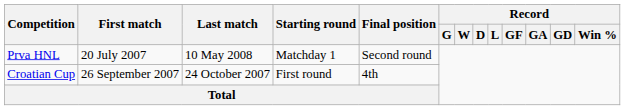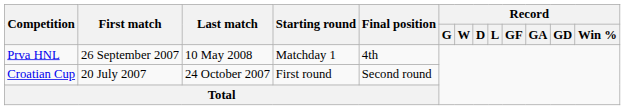(114, 54) 20 July 2007 -> (130, 54) 26 September 2007
(397, 54) Second round -> (370, 54) 4th
(130, 74) 26 September 2007 -> (114, 74) 20 July 2007
(370, 74) 4th -> (397, 74) Second round
